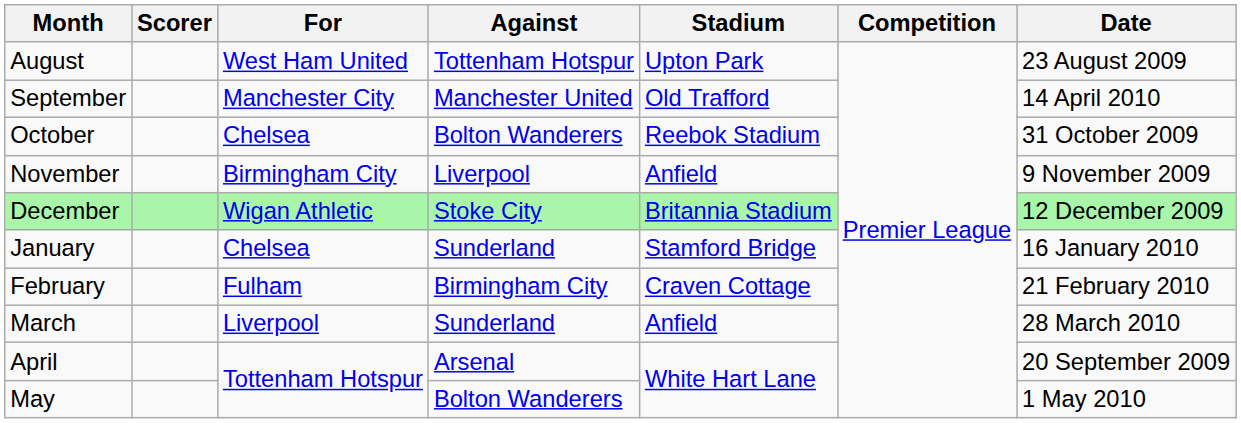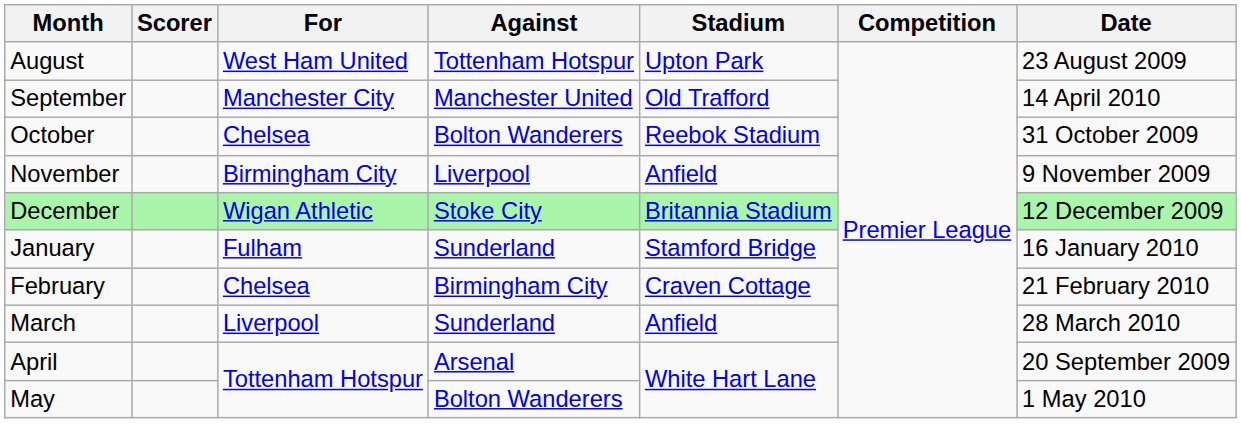(266, 248) Chelsea -> (262, 248) Fulham
(262, 286) Fulham -> (266, 286) Chelsea
